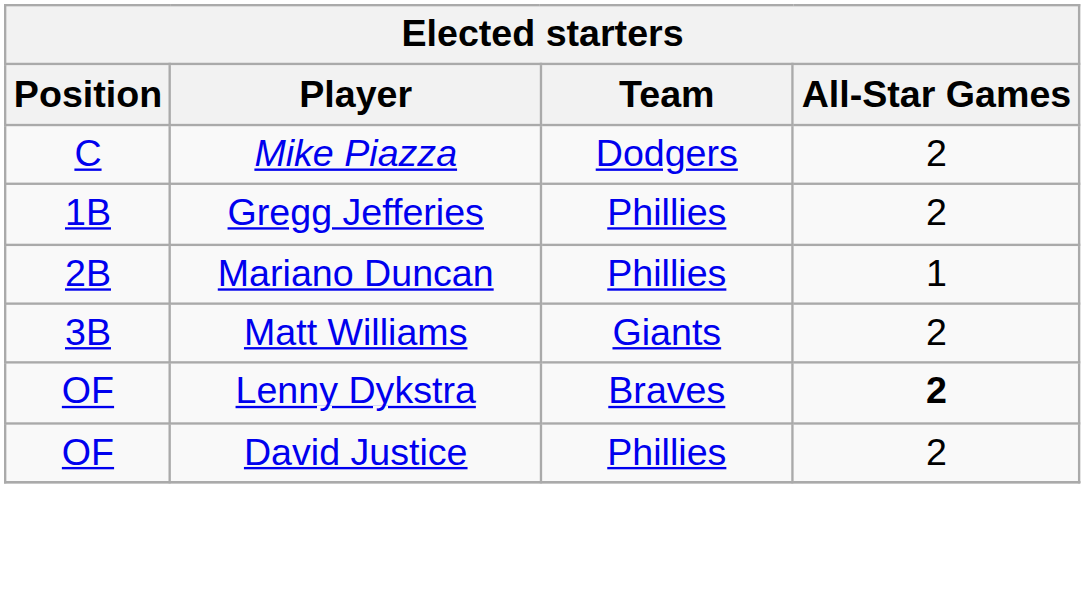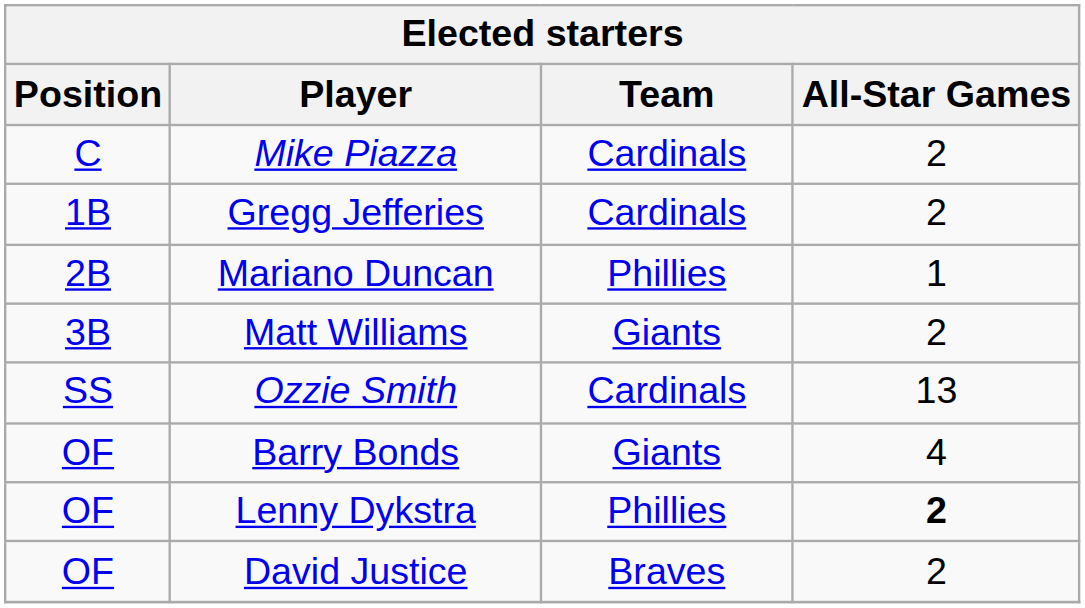(667, 153) Dodgers -> (667, 153) Cardinals
(667, 213) Phillies -> (667, 213) Cardinals
+ row: (356, 392)
+ row: (356, 451)
(667, 392) Braves -> (667, 511) Phillies
(667, 451) Phillies -> (667, 570) Braves
